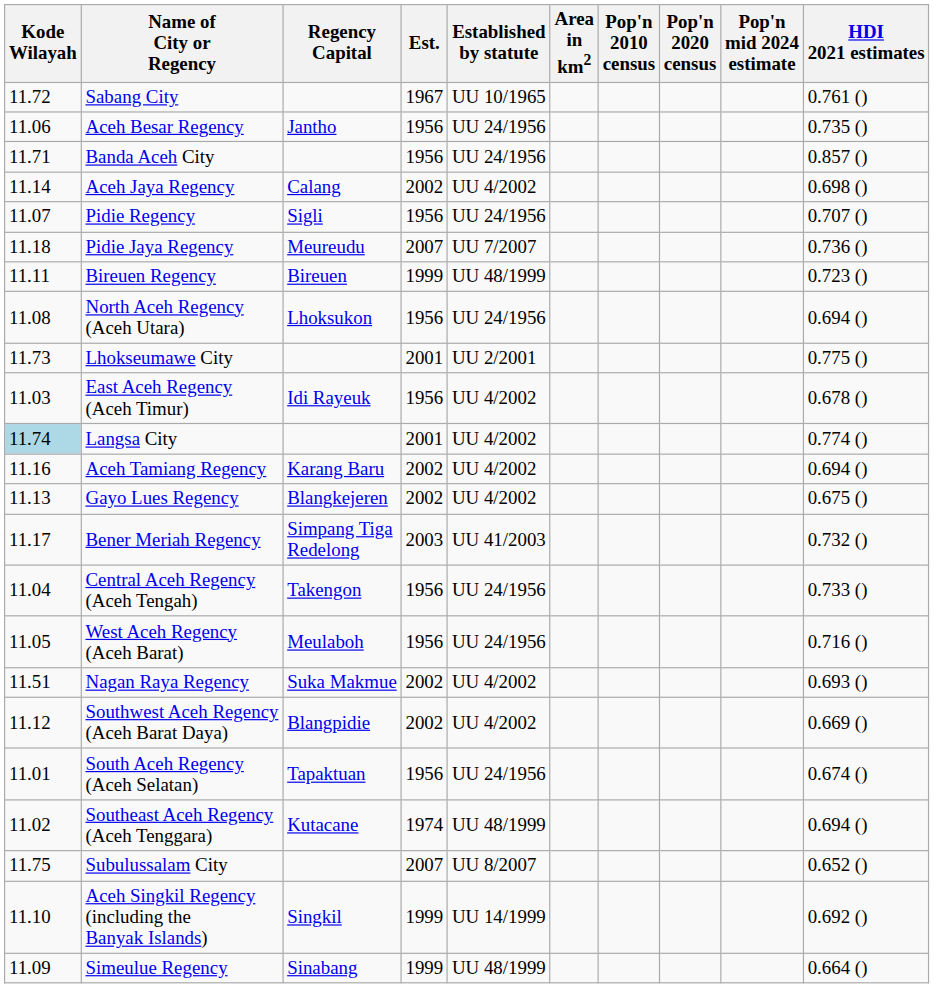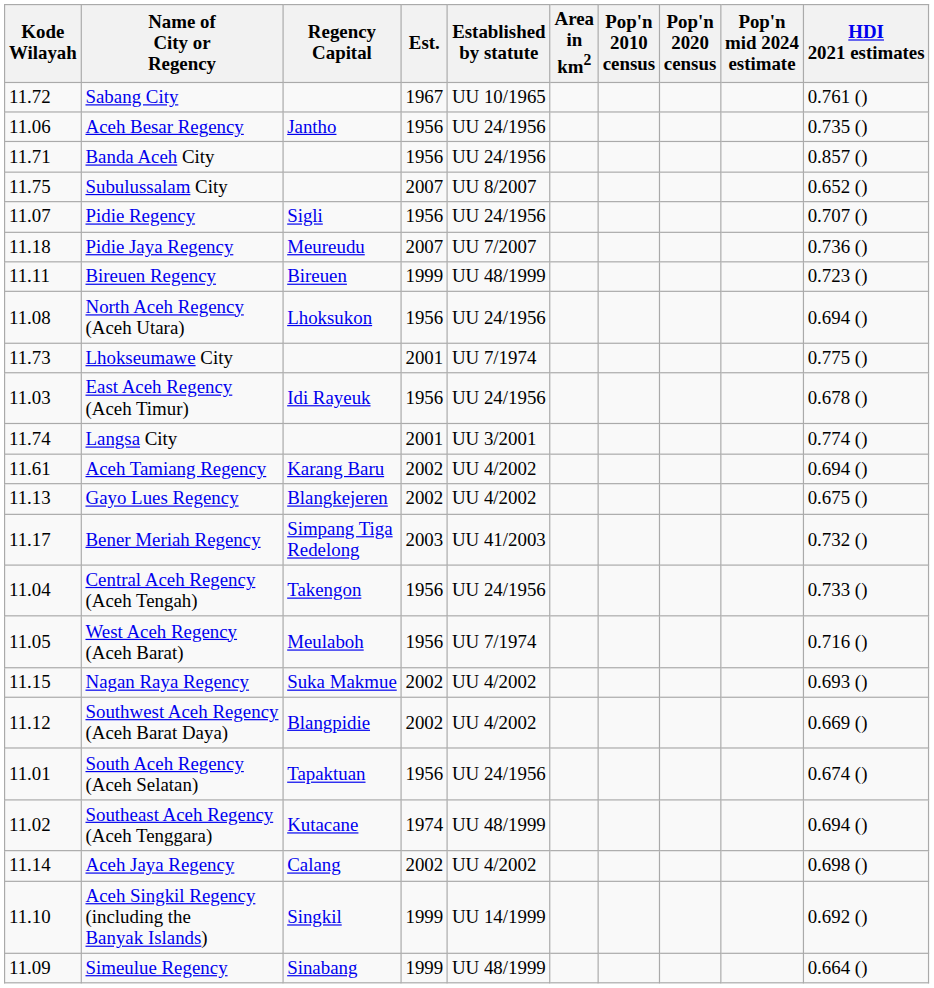rows swapped: (160, 186) <-> (157, 865)
(494, 357) UU 2/2001 -> (494, 357) UU 7/1974
(494, 398) UU 4/2002 -> (499, 398) UU 24/1956
(30, 438) lightblue background -> (30, 438) no background
(494, 438) UU 4/2002 -> (494, 438) UU 3/2001
(30, 468) 11.16 -> (30, 468) 11.61
(499, 641) UU 24/1956 -> (494, 641) UU 7/1974
(30, 682) 11.51 -> (30, 682) 11.15
